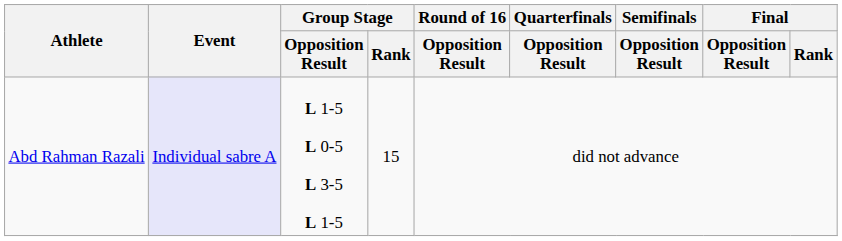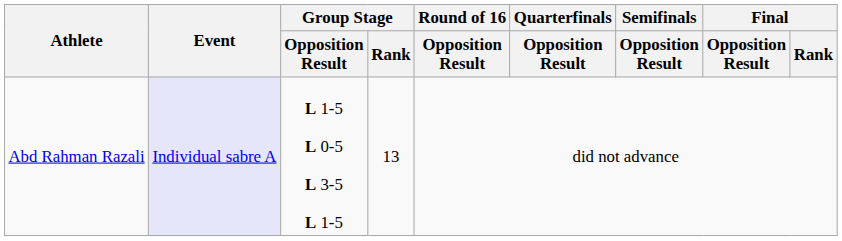(391, 156) 15 -> (391, 156) 13
